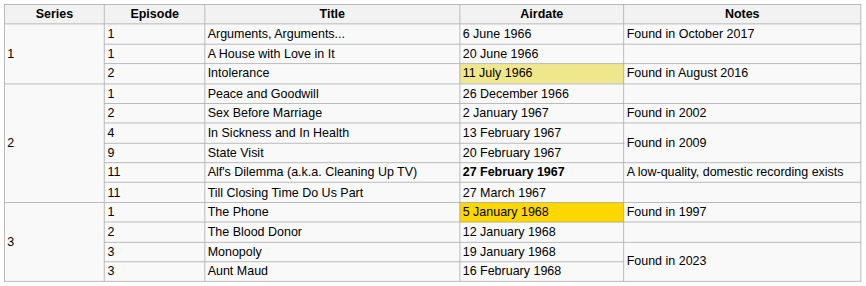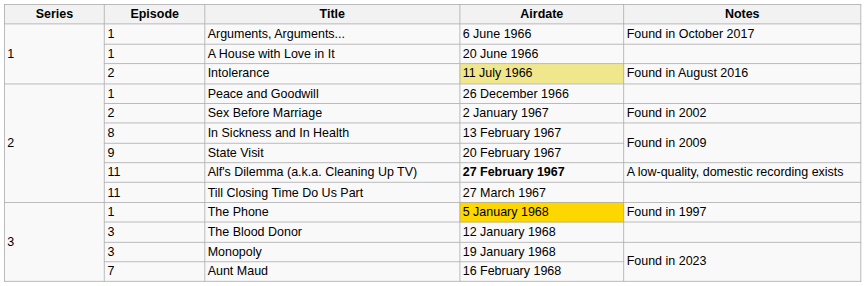(111, 133) 4 -> (111, 133) 8
(111, 232) 2 -> (111, 232) 3
(111, 271) 3 -> (111, 271) 7
